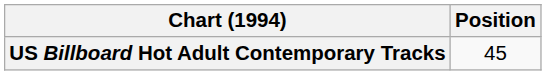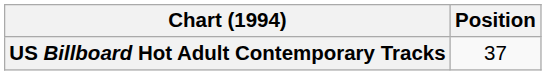(495, 53) 45 -> (495, 53) 37
